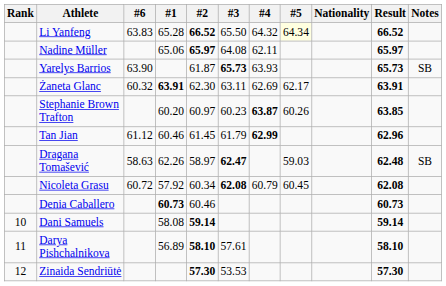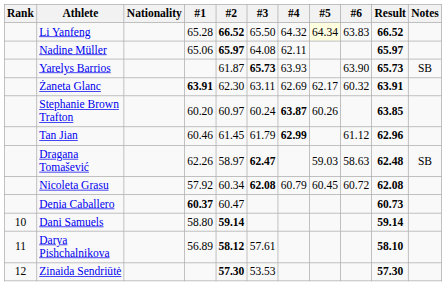columns swapped: (342, 13) <-> (140, 13)
(233, 111) 60.23 -> (263, 111) 60.24
(171, 203) 60.73 -> (200, 203) 60.37
(202, 203) 60.46 -> (231, 203) 60.47
(171, 222) 58.08 -> (200, 222) 58.80
(202, 247) 58.10 -> (231, 247) 58.12
